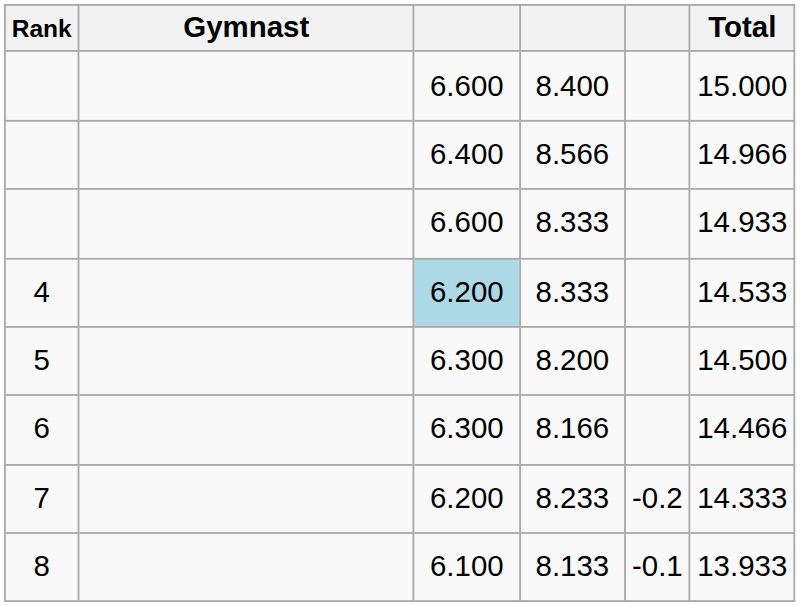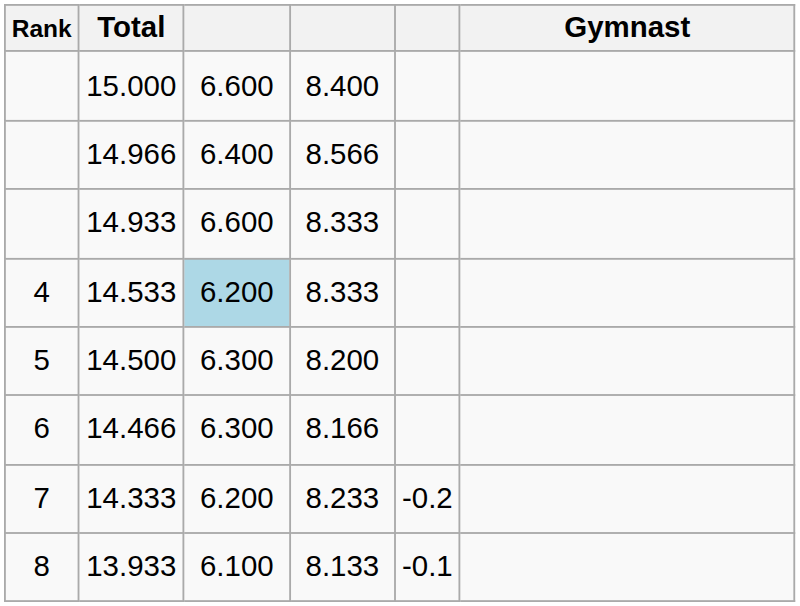columns swapped: (246, 27) <-> (742, 27)
